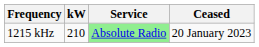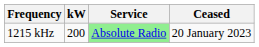(76, 33) 210 -> (76, 33) 200
